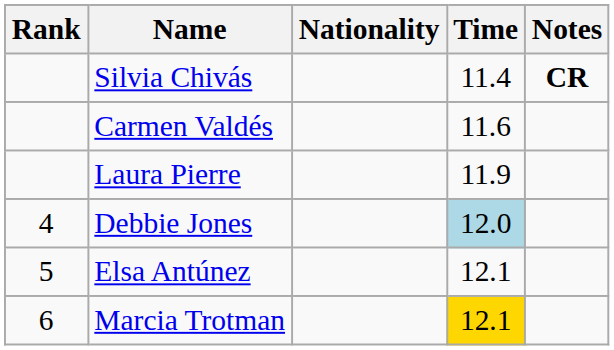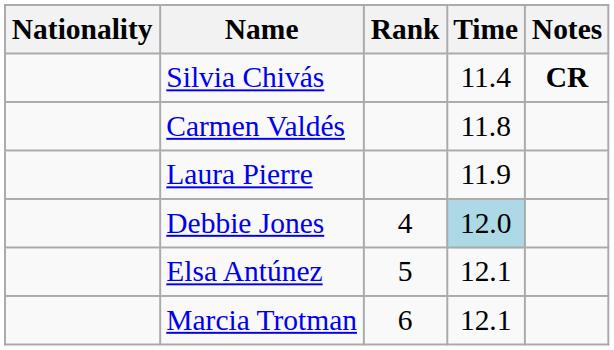columns swapped: (46, 28) <-> (369, 28)
(486, 126) 11.6 -> (486, 126) 11.8
(486, 320) gold background -> (486, 320) no background
